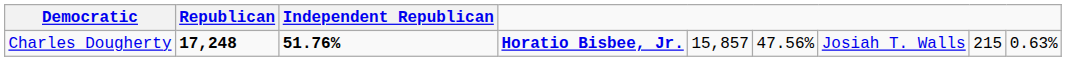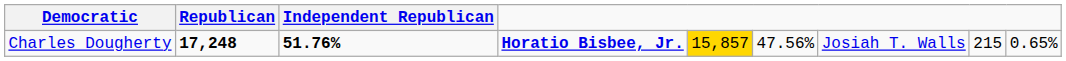(720, 44) no background -> (720, 44) gold background
(1034, 44) 0.63% -> (1034, 44) 0.65%
